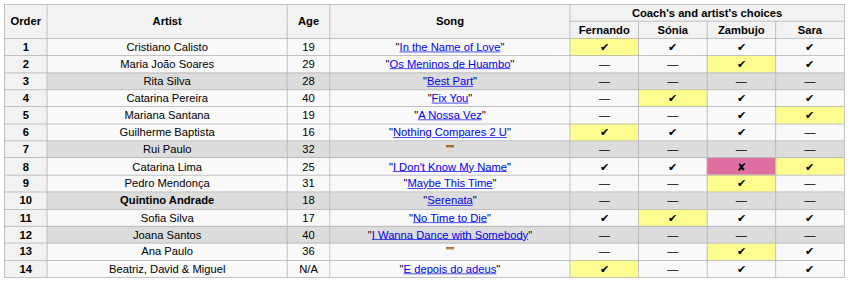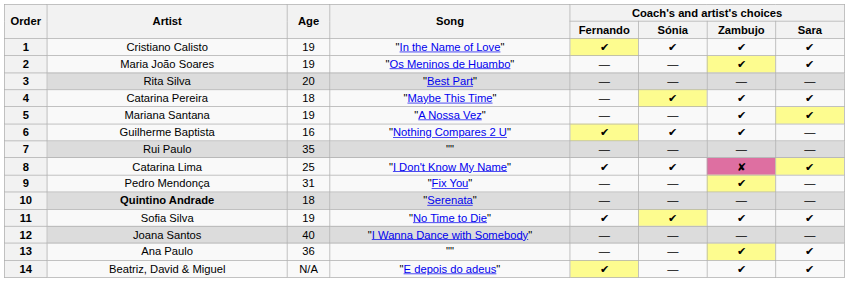(309, 64) 29 -> (309, 64) 19
(309, 81) 28 -> (309, 81) 20
(309, 98) 40 -> (309, 98) 18
(450, 98) "Fix You" -> (450, 98) "Maybe This Time"
(309, 149) 32 -> (309, 149) 35
(450, 184) "Maybe This Time" -> (450, 184) "Fix You"
(309, 218) 17 -> (309, 218) 19
